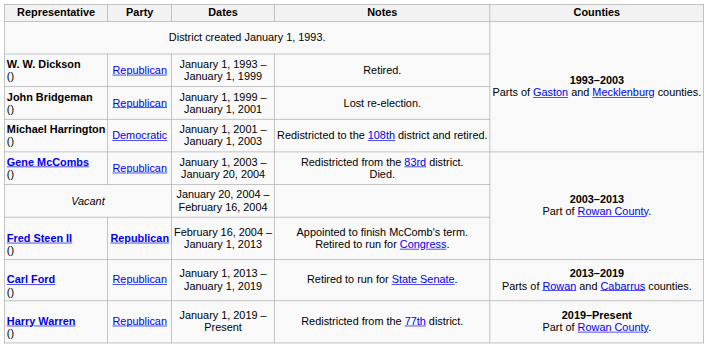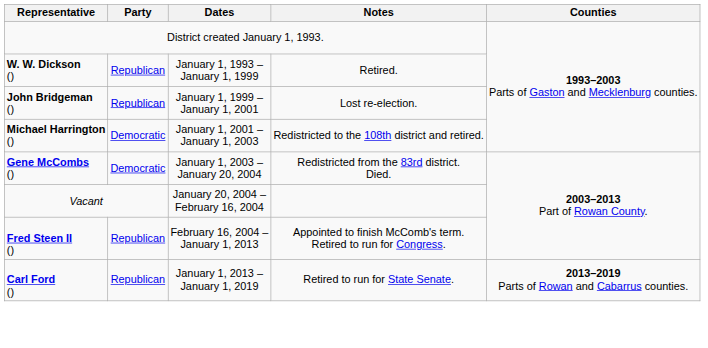(140, 168) Republican -> (138, 168) Democratic
(140, 238) bold -> (138, 238) normal
- row: (41, 328)
